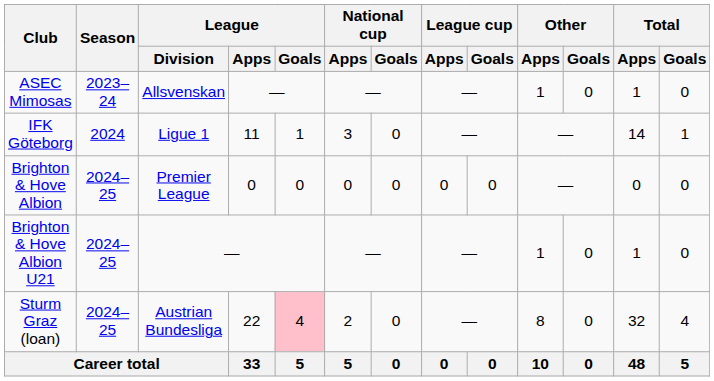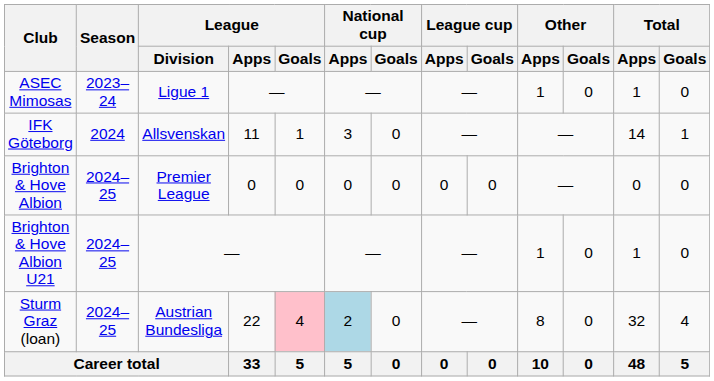(184, 92) Allsvenskan -> (184, 92) Ligue 1
(184, 134) Ligue 1 -> (184, 134) Allsvenskan
(348, 321) no background -> (348, 321) lightblue background
